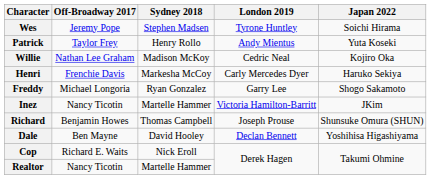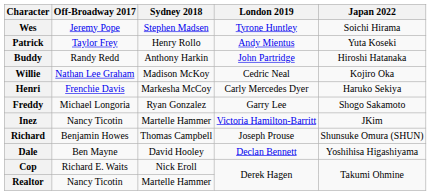+ row: (28, 58)
